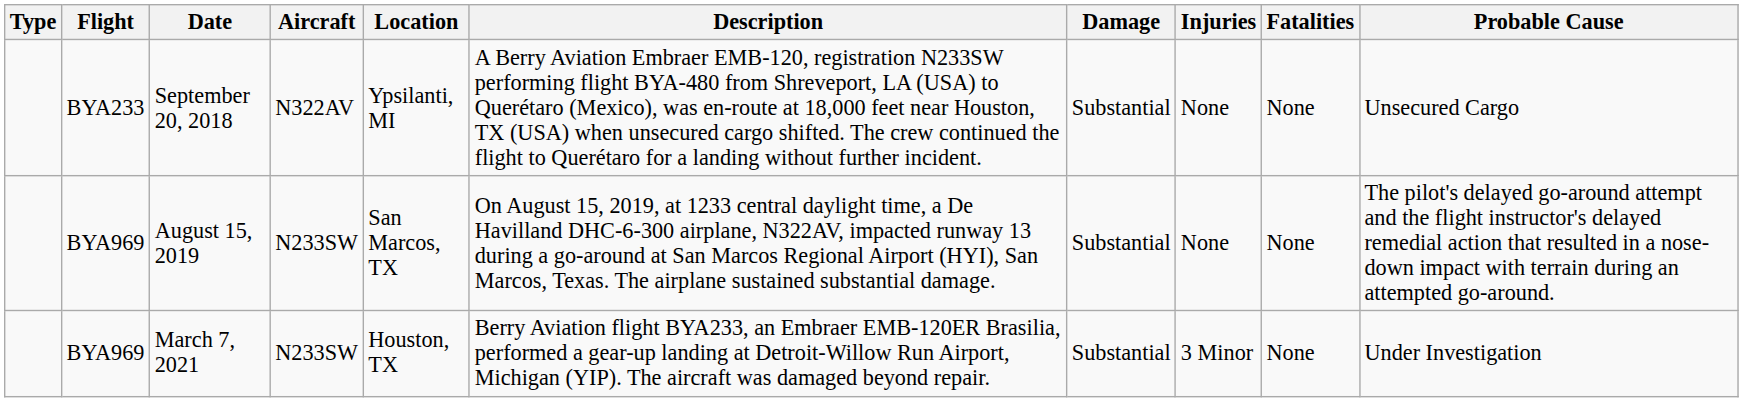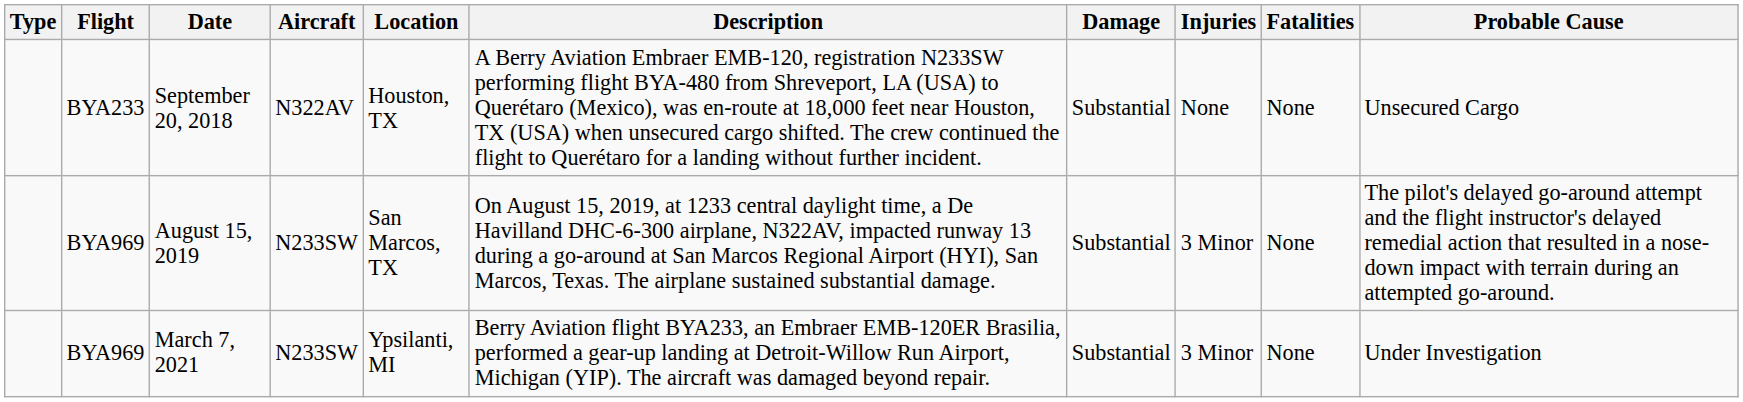(411, 107) Ypsilanti, MI -> (409, 107) Houston, TX
(1205, 242) None -> (1217, 242) 3 Minor
(409, 353) Houston, TX -> (411, 353) Ypsilanti, MI
